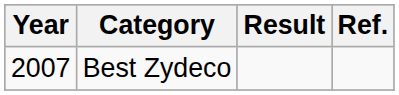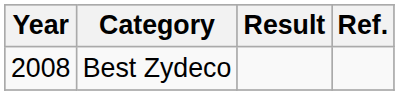(41, 68) 2007 -> (41, 68) 2008
